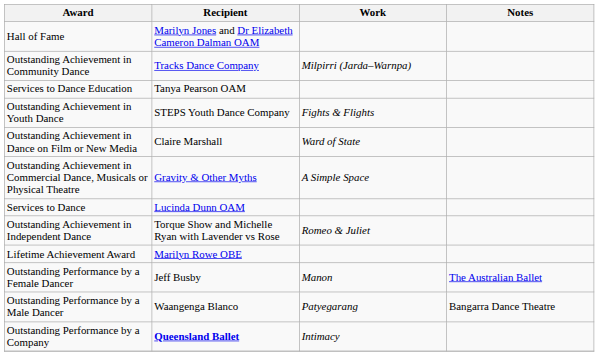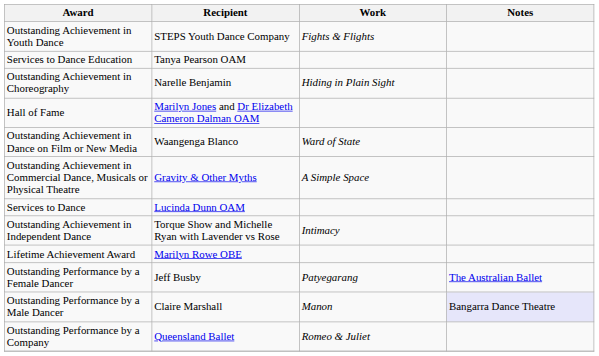rows swapped: (69, 112) <-> (36, 36)
- row: (69, 65)
+ row: (69, 83)
(188, 142) Claire Marshall -> (196, 142) Waangenga Blanco
(336, 230) Romeo & Juliet -> (321, 230) Intimacy
(317, 277) Manon -> (330, 277) Patyegarang
(196, 306) Waangenga Blanco -> (188, 306) Claire Marshall
(330, 306) Patyegarang -> (317, 306) Manon
(502, 306) no background -> (502, 306) lavender background
(197, 336) bold -> (194, 336) normal
(321, 336) Intimacy -> (336, 336) Romeo & Juliet
